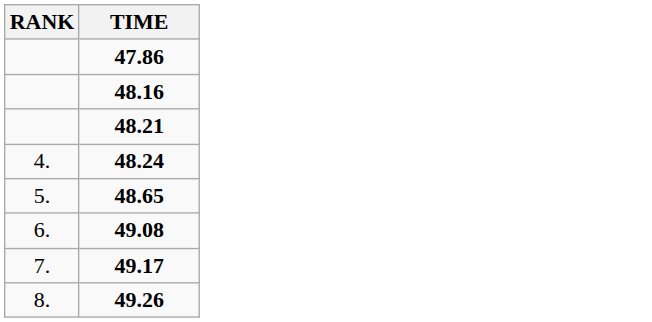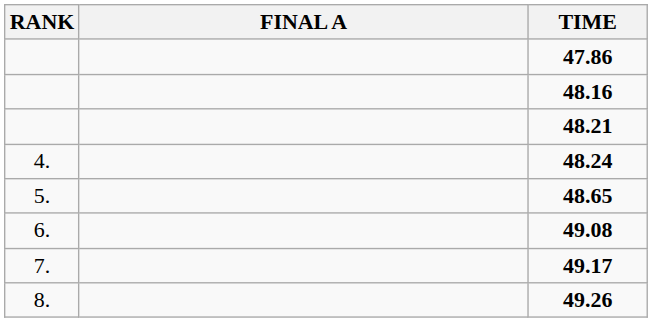+ column: (304, 21)
